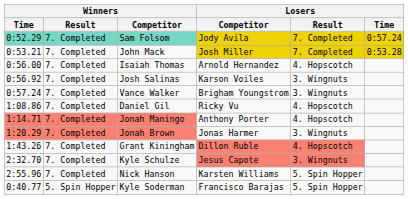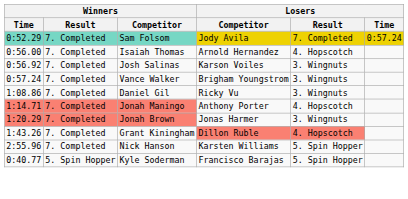- row: (142, 52)
(323, 106) 4. Hopscotch -> (320, 92) 3. Wingnuts
- row: (149, 160)
